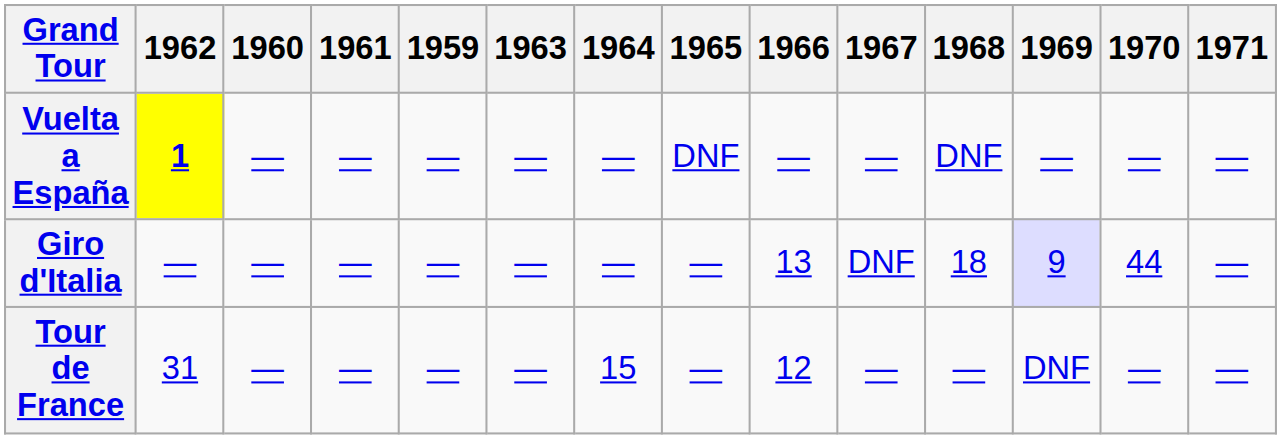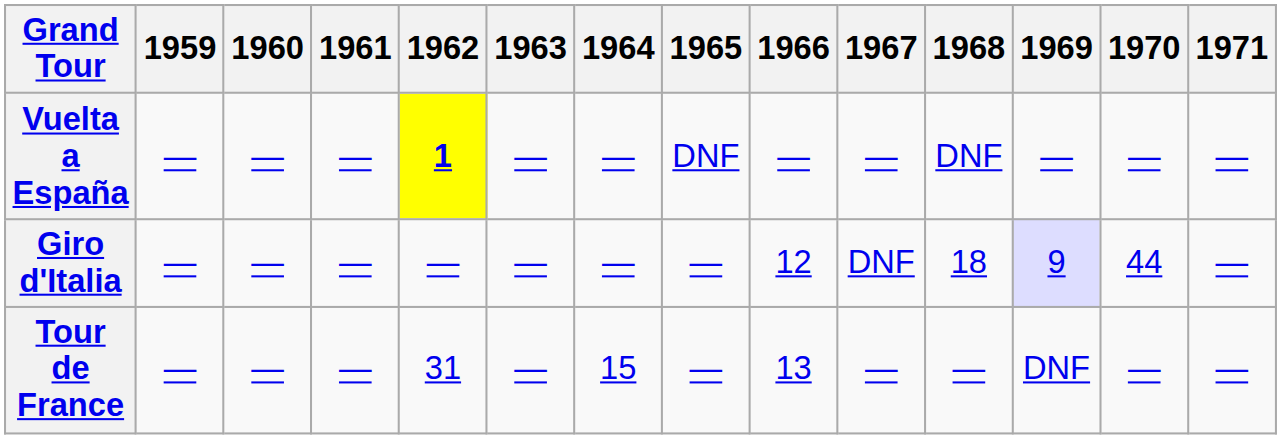columns swapped: (443, 48) <-> (180, 48)
(794, 262) 13 -> (794, 262) 12
(794, 369) 12 -> (794, 369) 13
